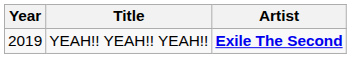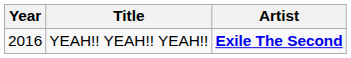(25, 41) 2019 -> (25, 41) 2016
